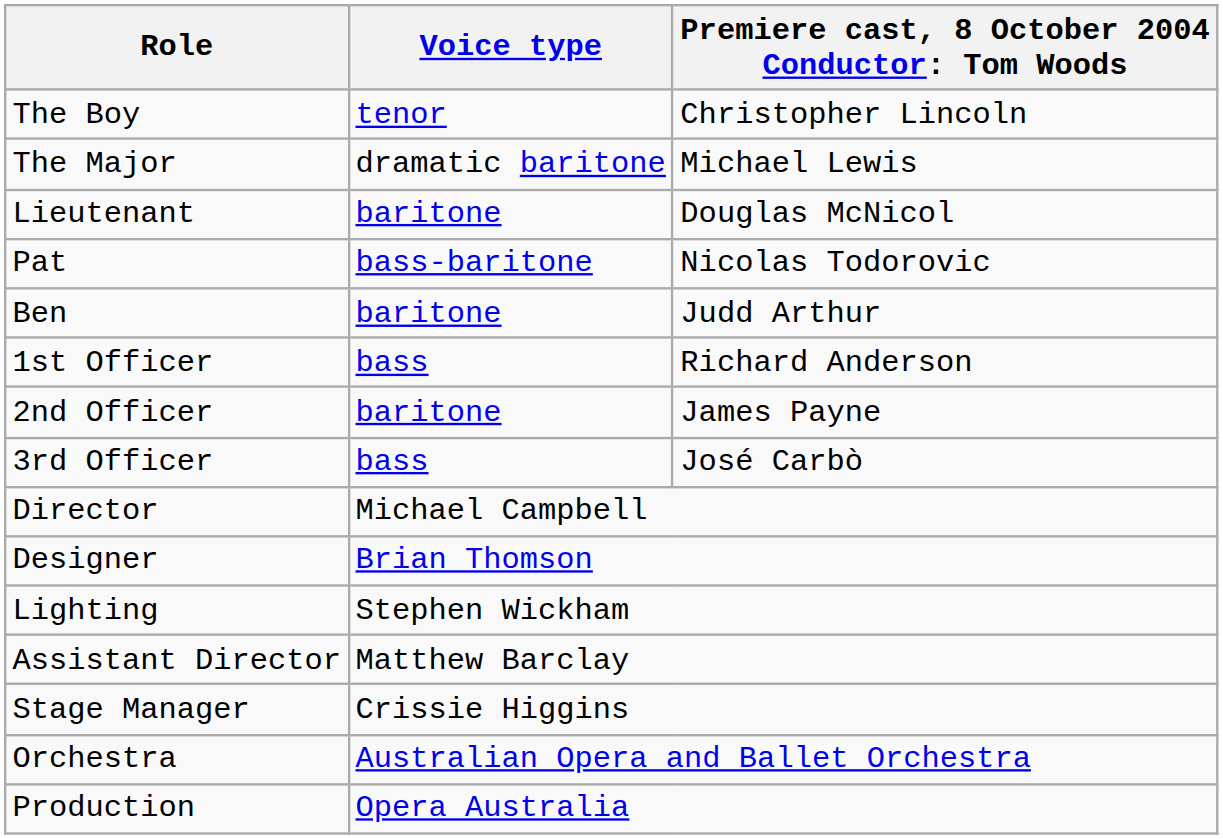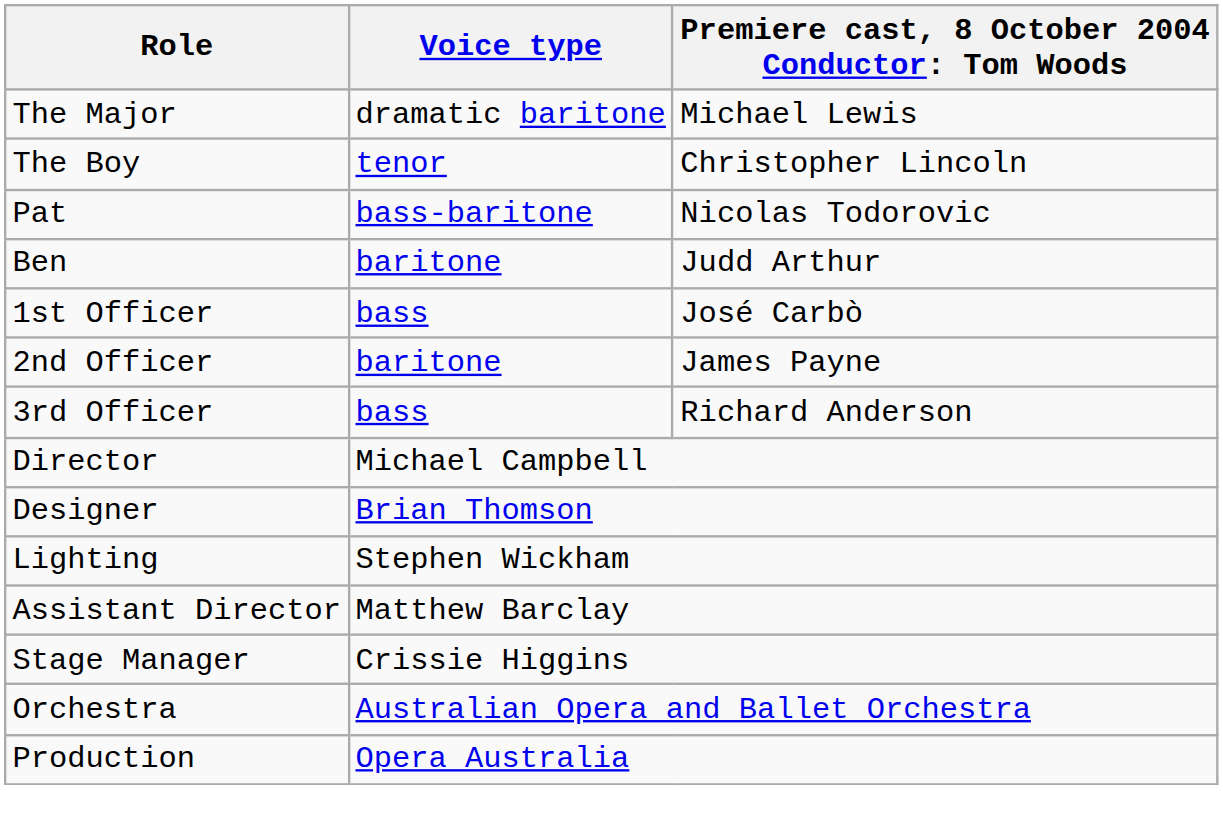rows swapped: (76, 115) <-> (95, 164)
- row: (104, 214)
(826, 363) Richard Anderson -> (772, 313) José Carbò
(772, 462) José Carbò -> (826, 412) Richard Anderson
